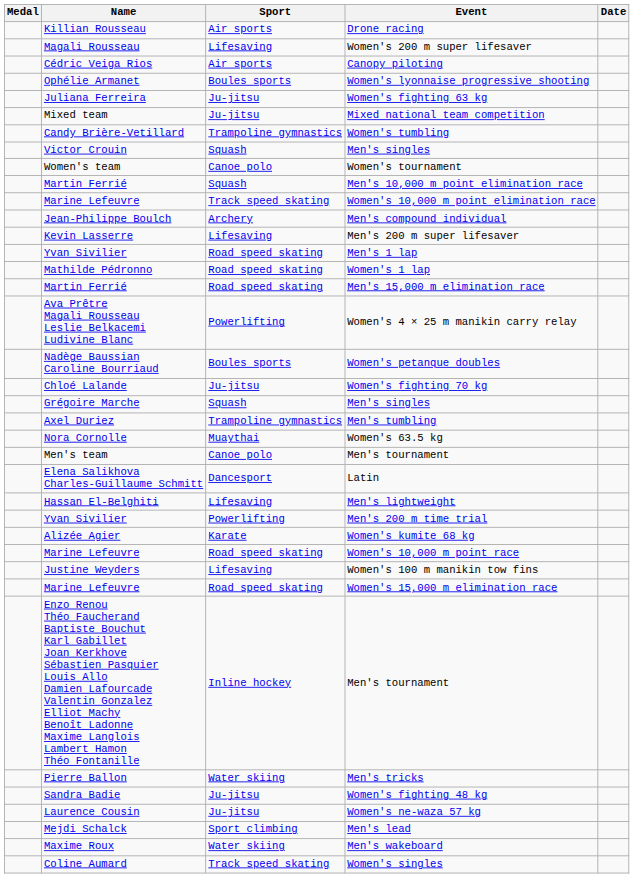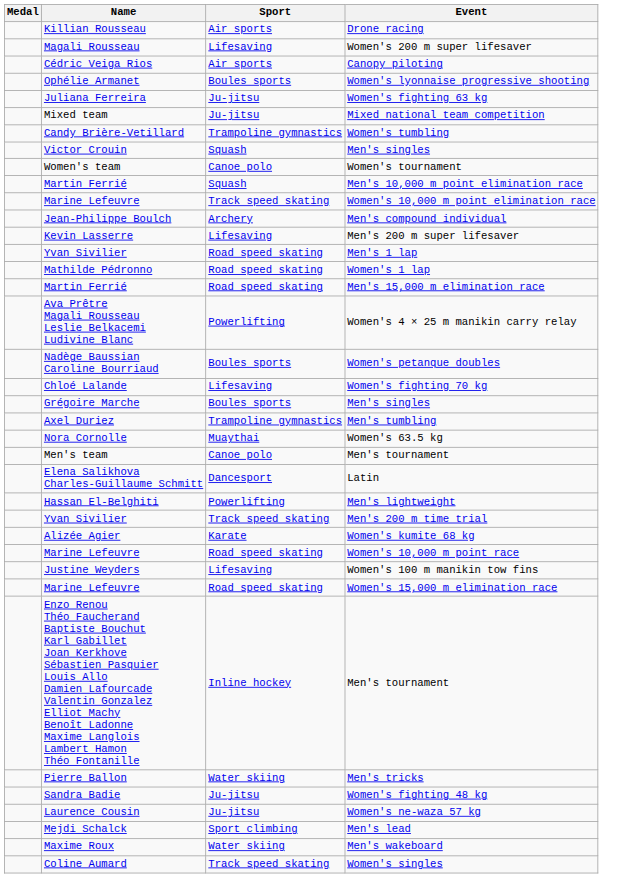- column: (614, 13)
(234, 387) Ju-jitsu -> (240, 387) Lifesaving
(227, 404) Squash -> (250, 404) Boules sports
(240, 502) Lifesaving -> (247, 502) Powerlifting
(247, 519) Powerlifting -> (269, 519) Track speed skating
